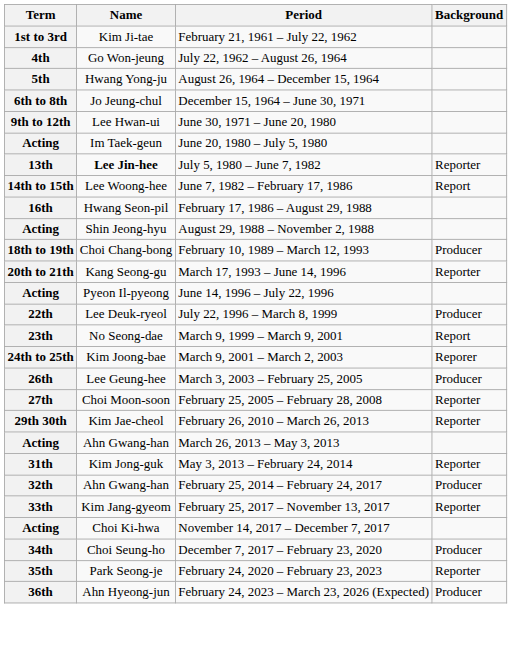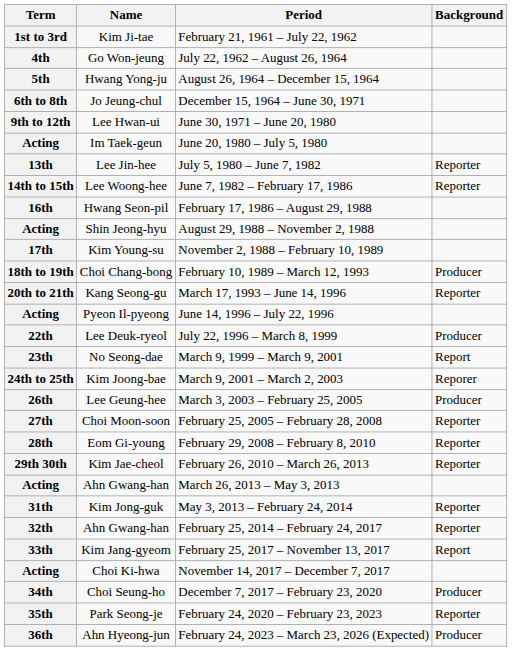(126, 165) bold -> (126, 165) normal
(453, 186) Report -> (458, 186) Reporter
+ row: (281, 250)
+ row: (277, 443)
(458, 485) Producer -> (458, 528) Reporter
(458, 507) Reporter -> (453, 549) Report
